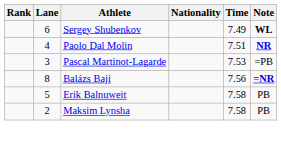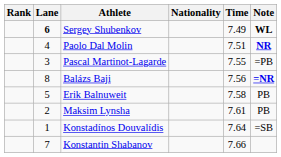(47, 29) normal -> (47, 29) bold
(237, 62) 7.53 -> (237, 62) 7.55
(237, 111) 7.58 -> (237, 111) 7.61
+ row: (113, 128)
+ row: (108, 144)
